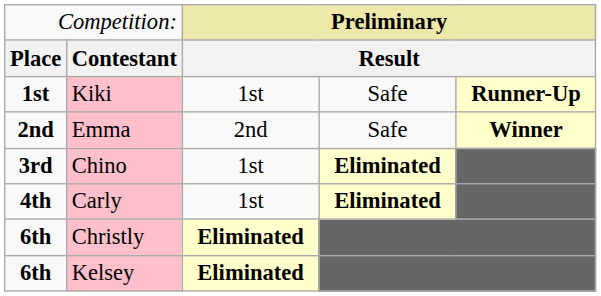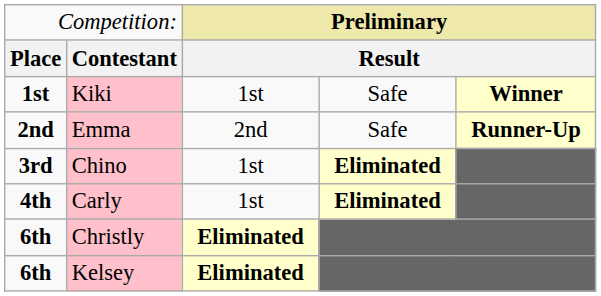(526, 93) Runner-Up -> (526, 93) Winner
(526, 129) Winner -> (526, 129) Runner-Up
